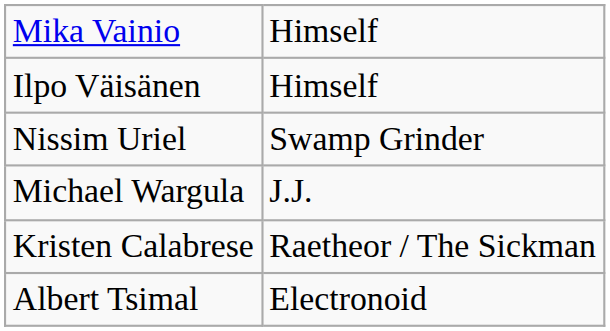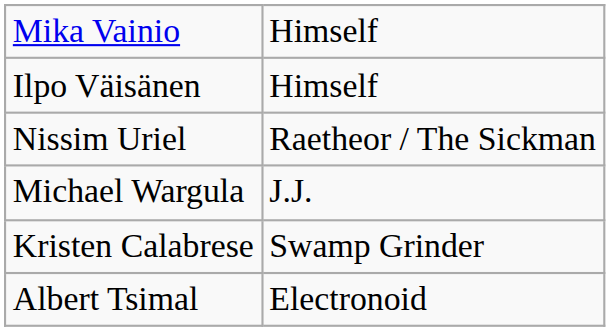(377, 138) Swamp Grinder -> (433, 138) Raetheor / The Sickman
(433, 245) Raetheor / The Sickman -> (377, 245) Swamp Grinder
